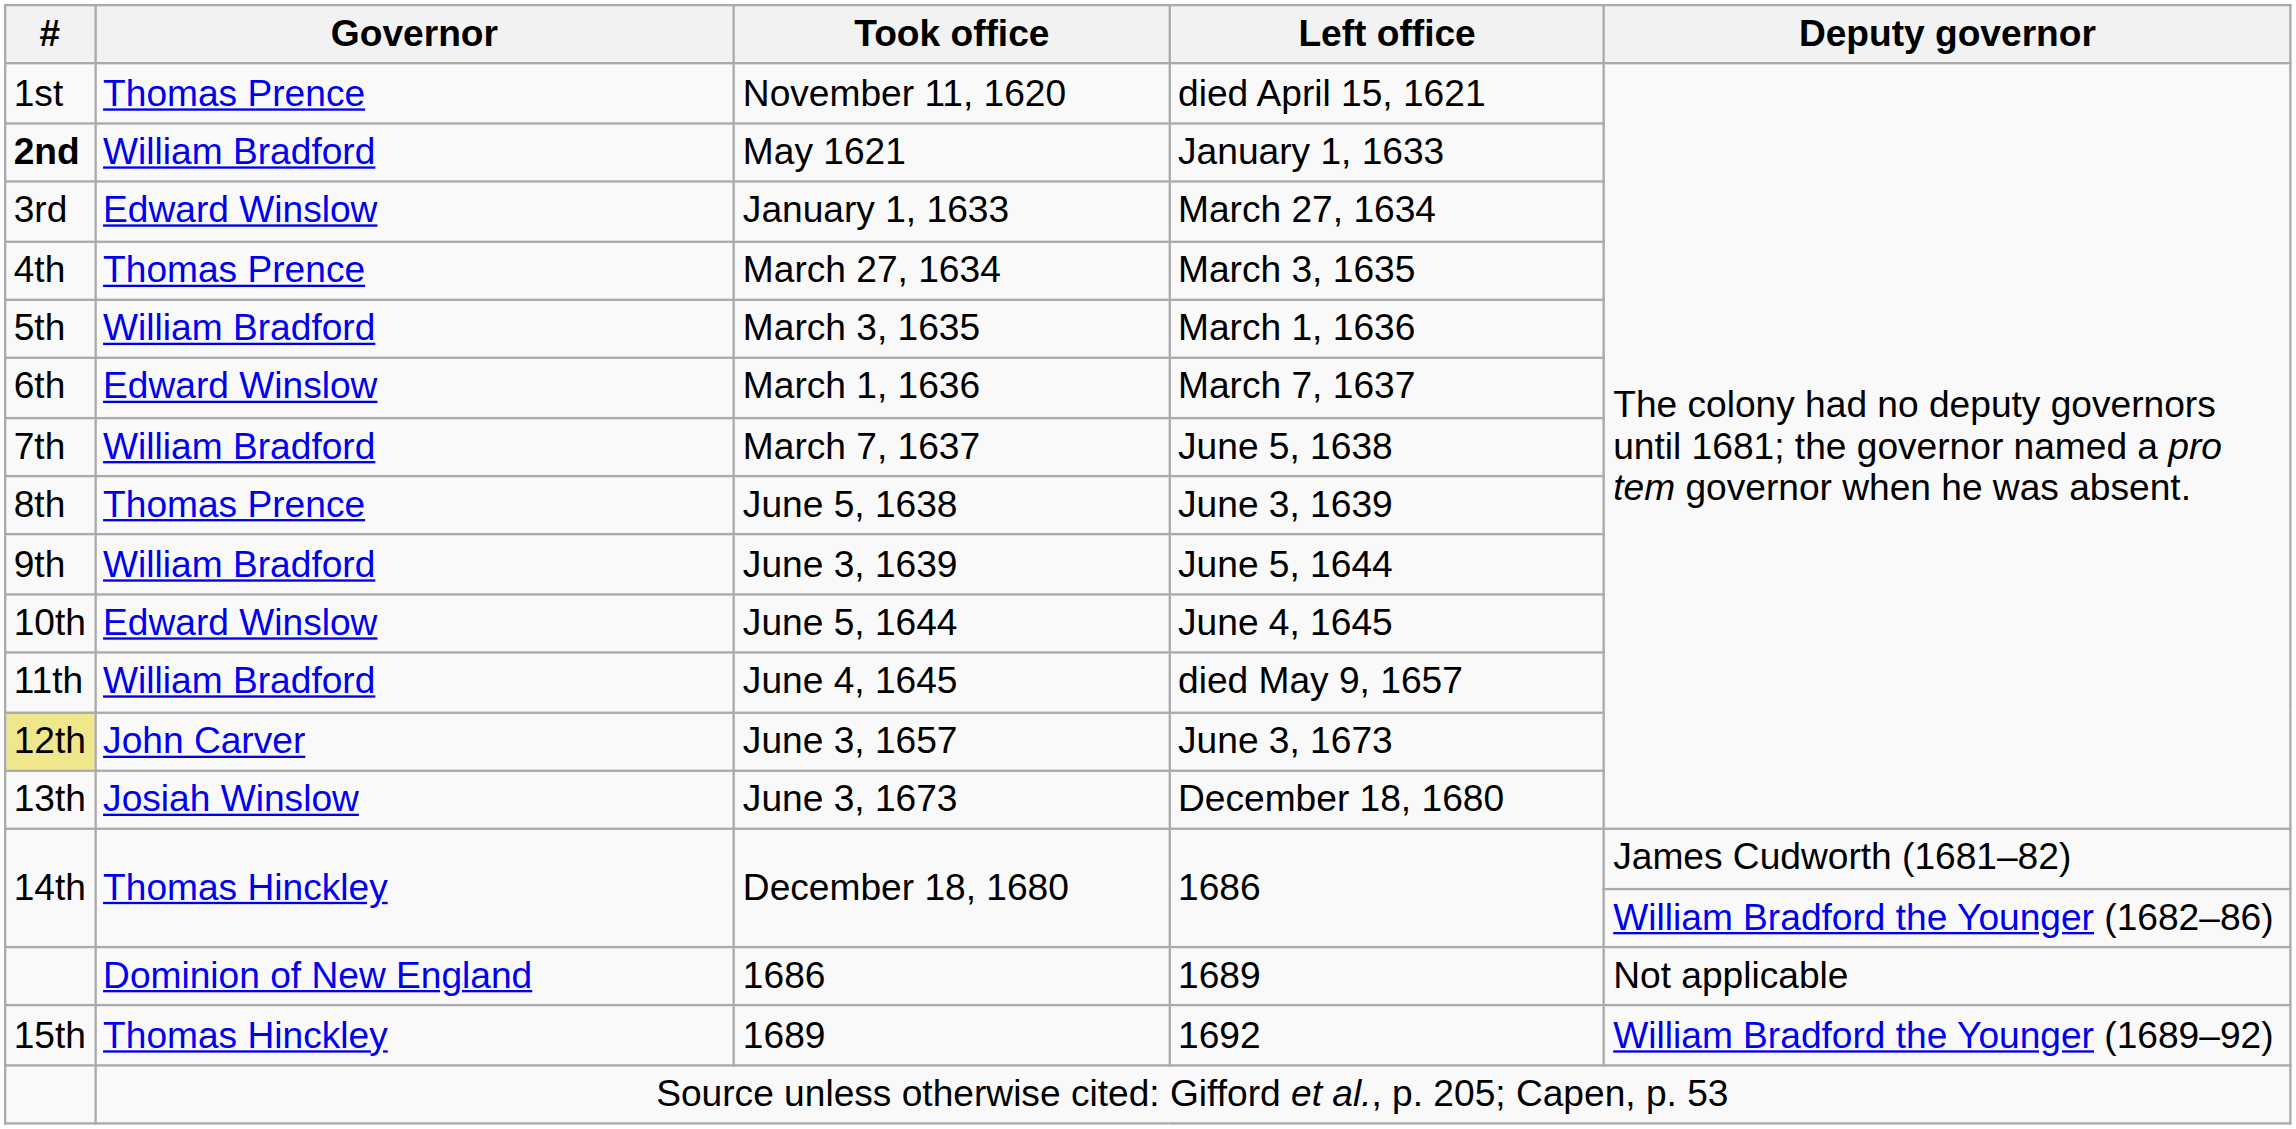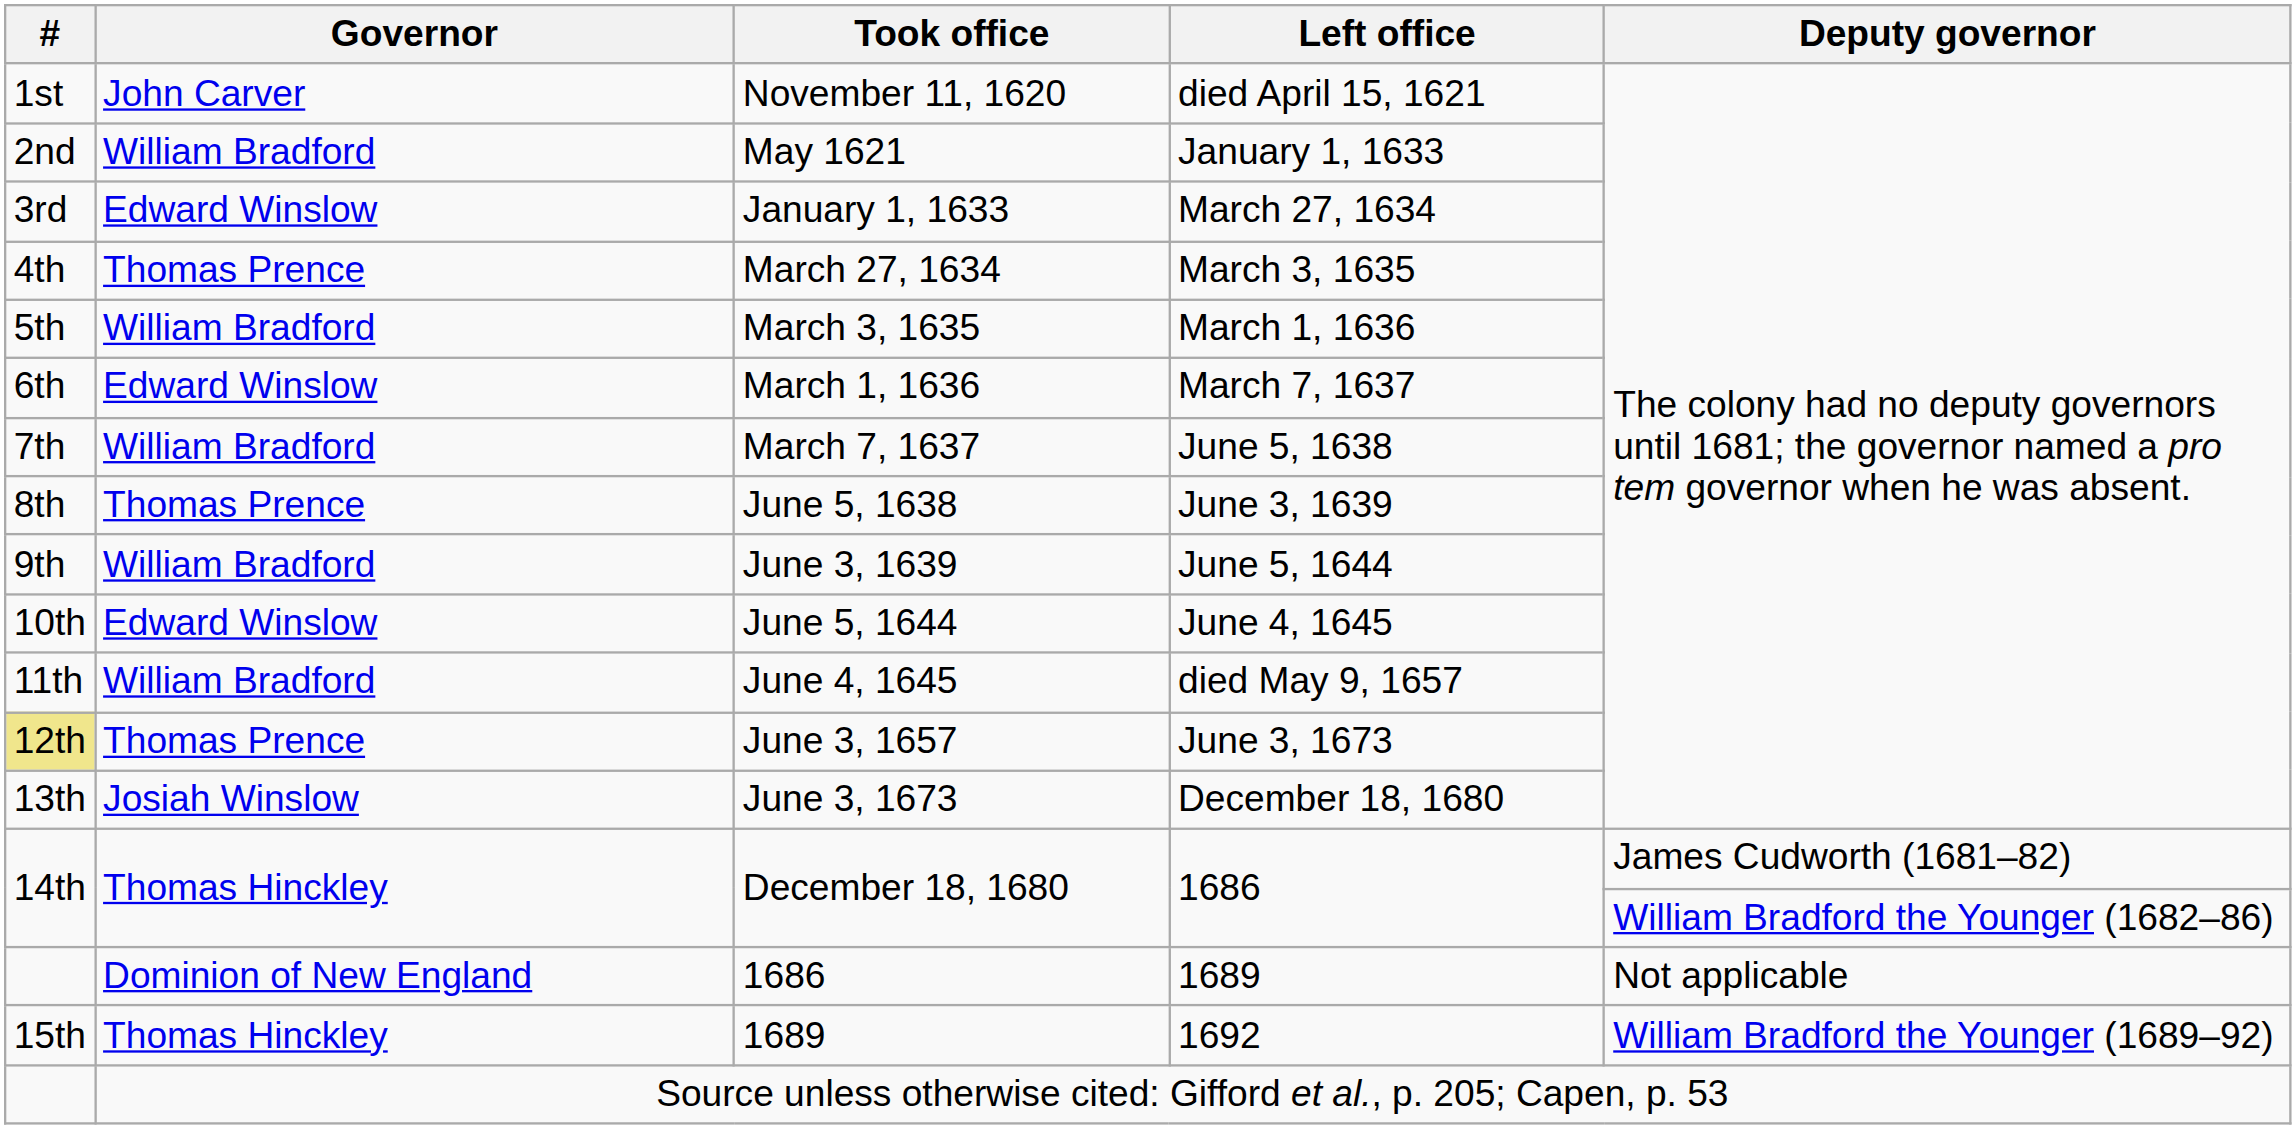(234, 92) Thomas Prence -> (204, 92) John Carver
(47, 151) bold -> (45, 151) normal
(204, 740) John Carver -> (234, 740) Thomas Prence
